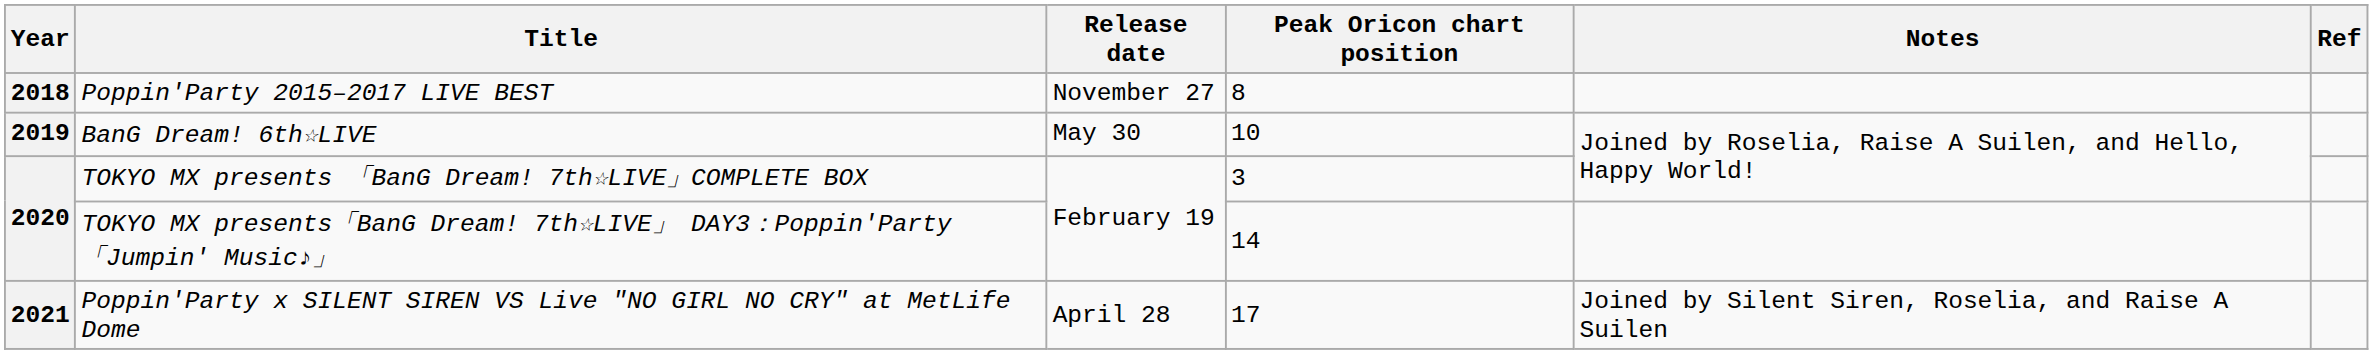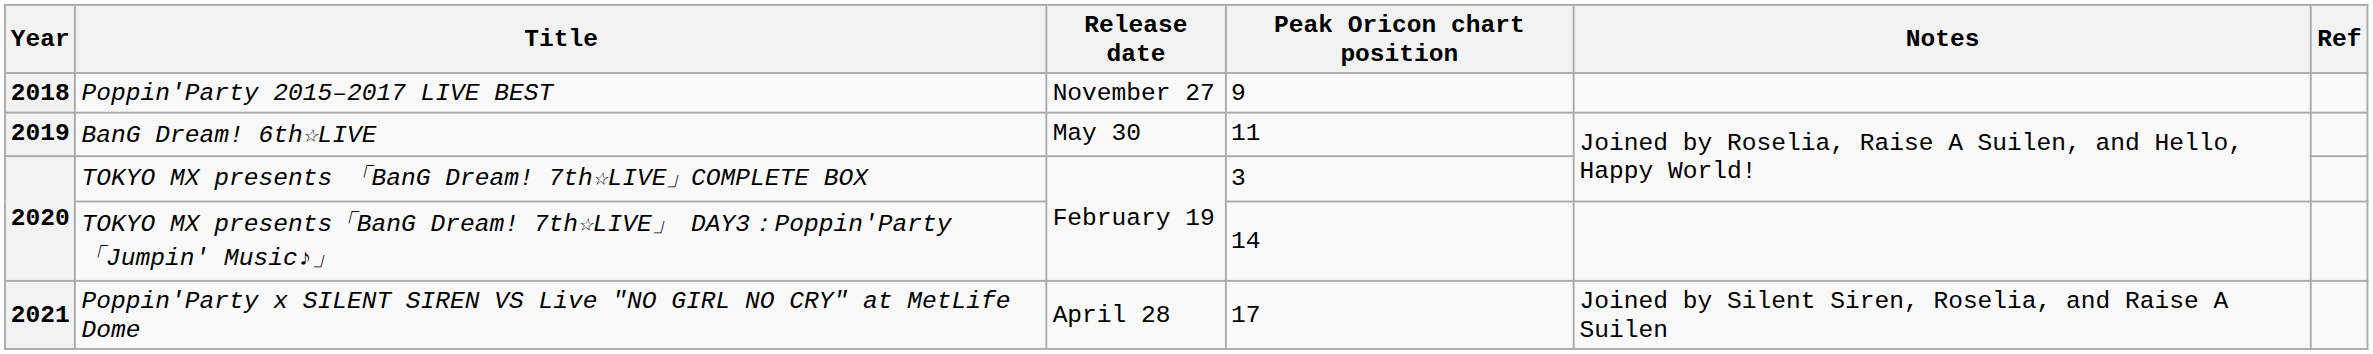(1238, 93) 8 -> (1238, 93) 9
(1246, 134) 10 -> (1246, 134) 11
